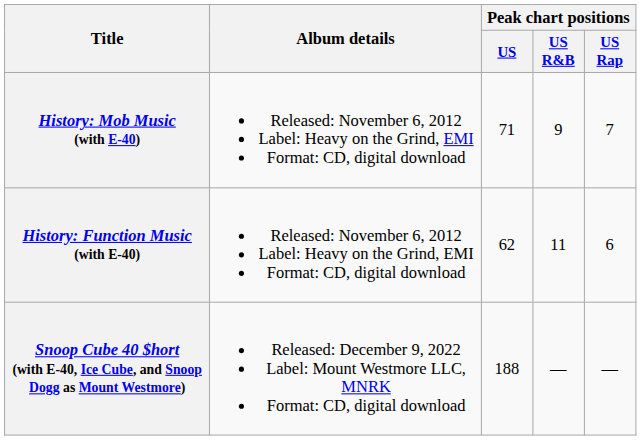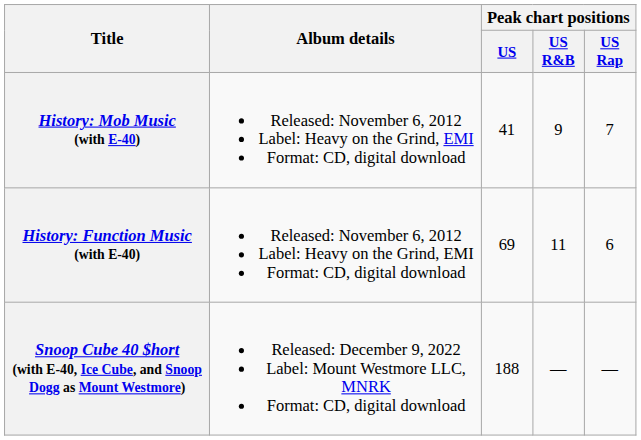(507, 129) 71 -> (507, 129) 41
(507, 244) 62 -> (507, 244) 69
